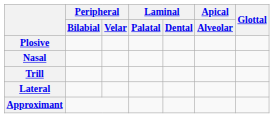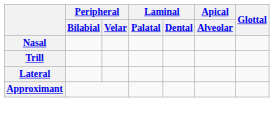- row: (35, 43)
